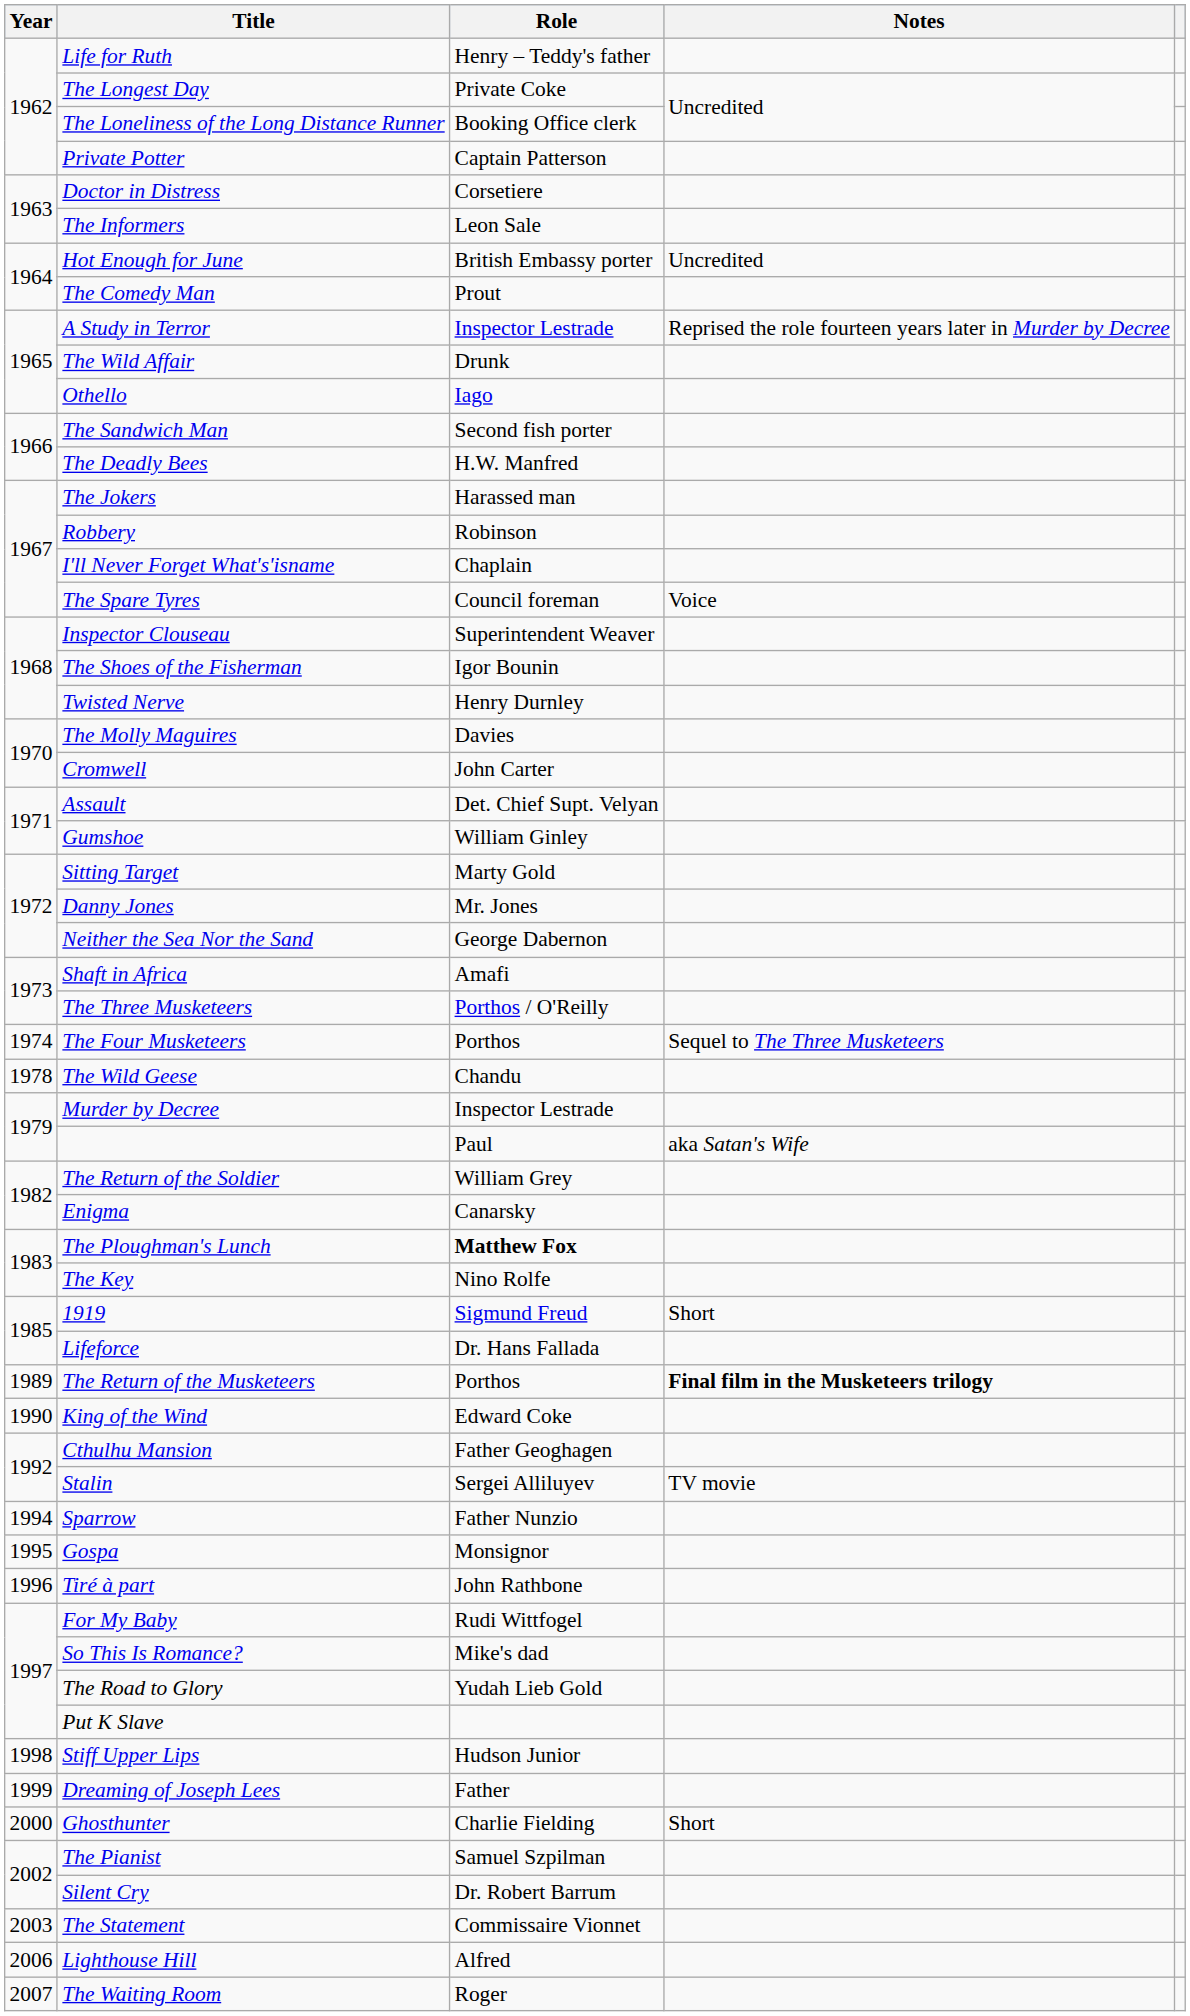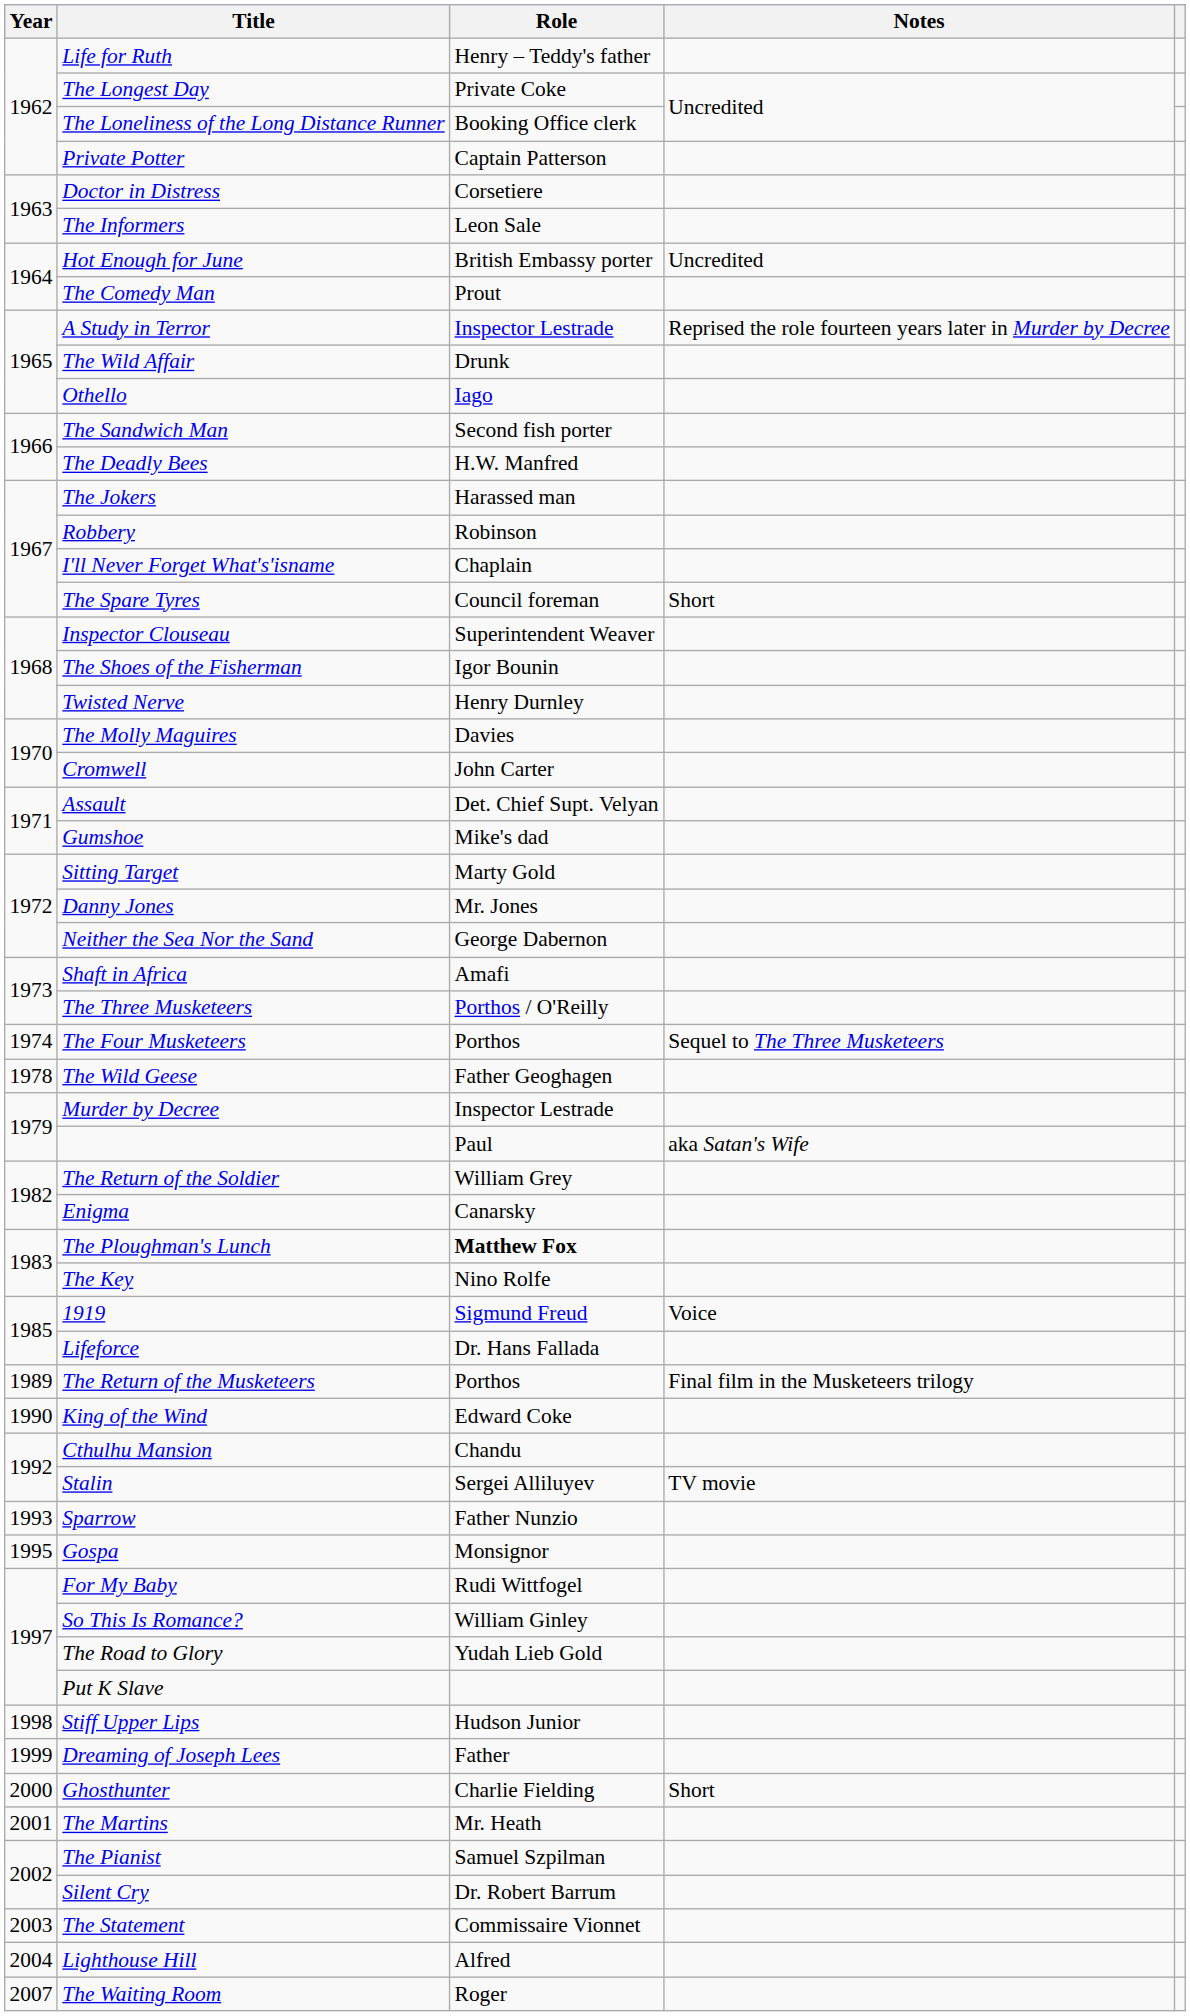(693, 599) Voice -> (692, 599) Short
(521, 837) William Ginley -> (501, 837) Mike's dad
(488, 1075) Chandu -> (533, 1075) Father Geoghagen
(692, 1313) Short -> (693, 1313) Voice
(831, 1381) bold -> (821, 1381) normal
(533, 1449) Father Geoghagen -> (488, 1449) Chandu
(31, 1517) 1994 -> (31, 1517) 1993
- row: (108, 1585)
(501, 1653) Mike's dad -> (521, 1619) William Ginley
+ row: (115, 1823)
(31, 1959) 2006 -> (31, 1959) 2004
